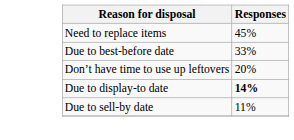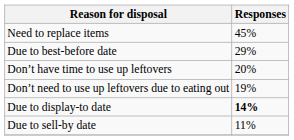(245, 51) 33% -> (245, 51) 29%
+ row: (118, 88)
